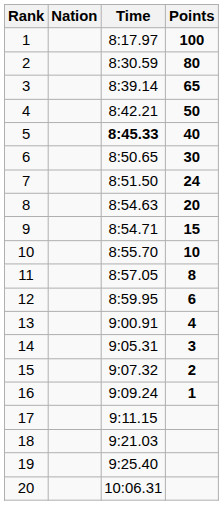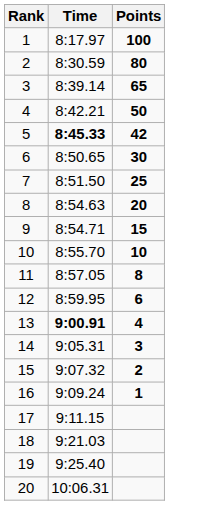- column: (74, 16)
(192, 134) 40 -> (139, 134) 42
(192, 181) 24 -> (139, 181) 25
(133, 323) normal -> (80, 323) bold
